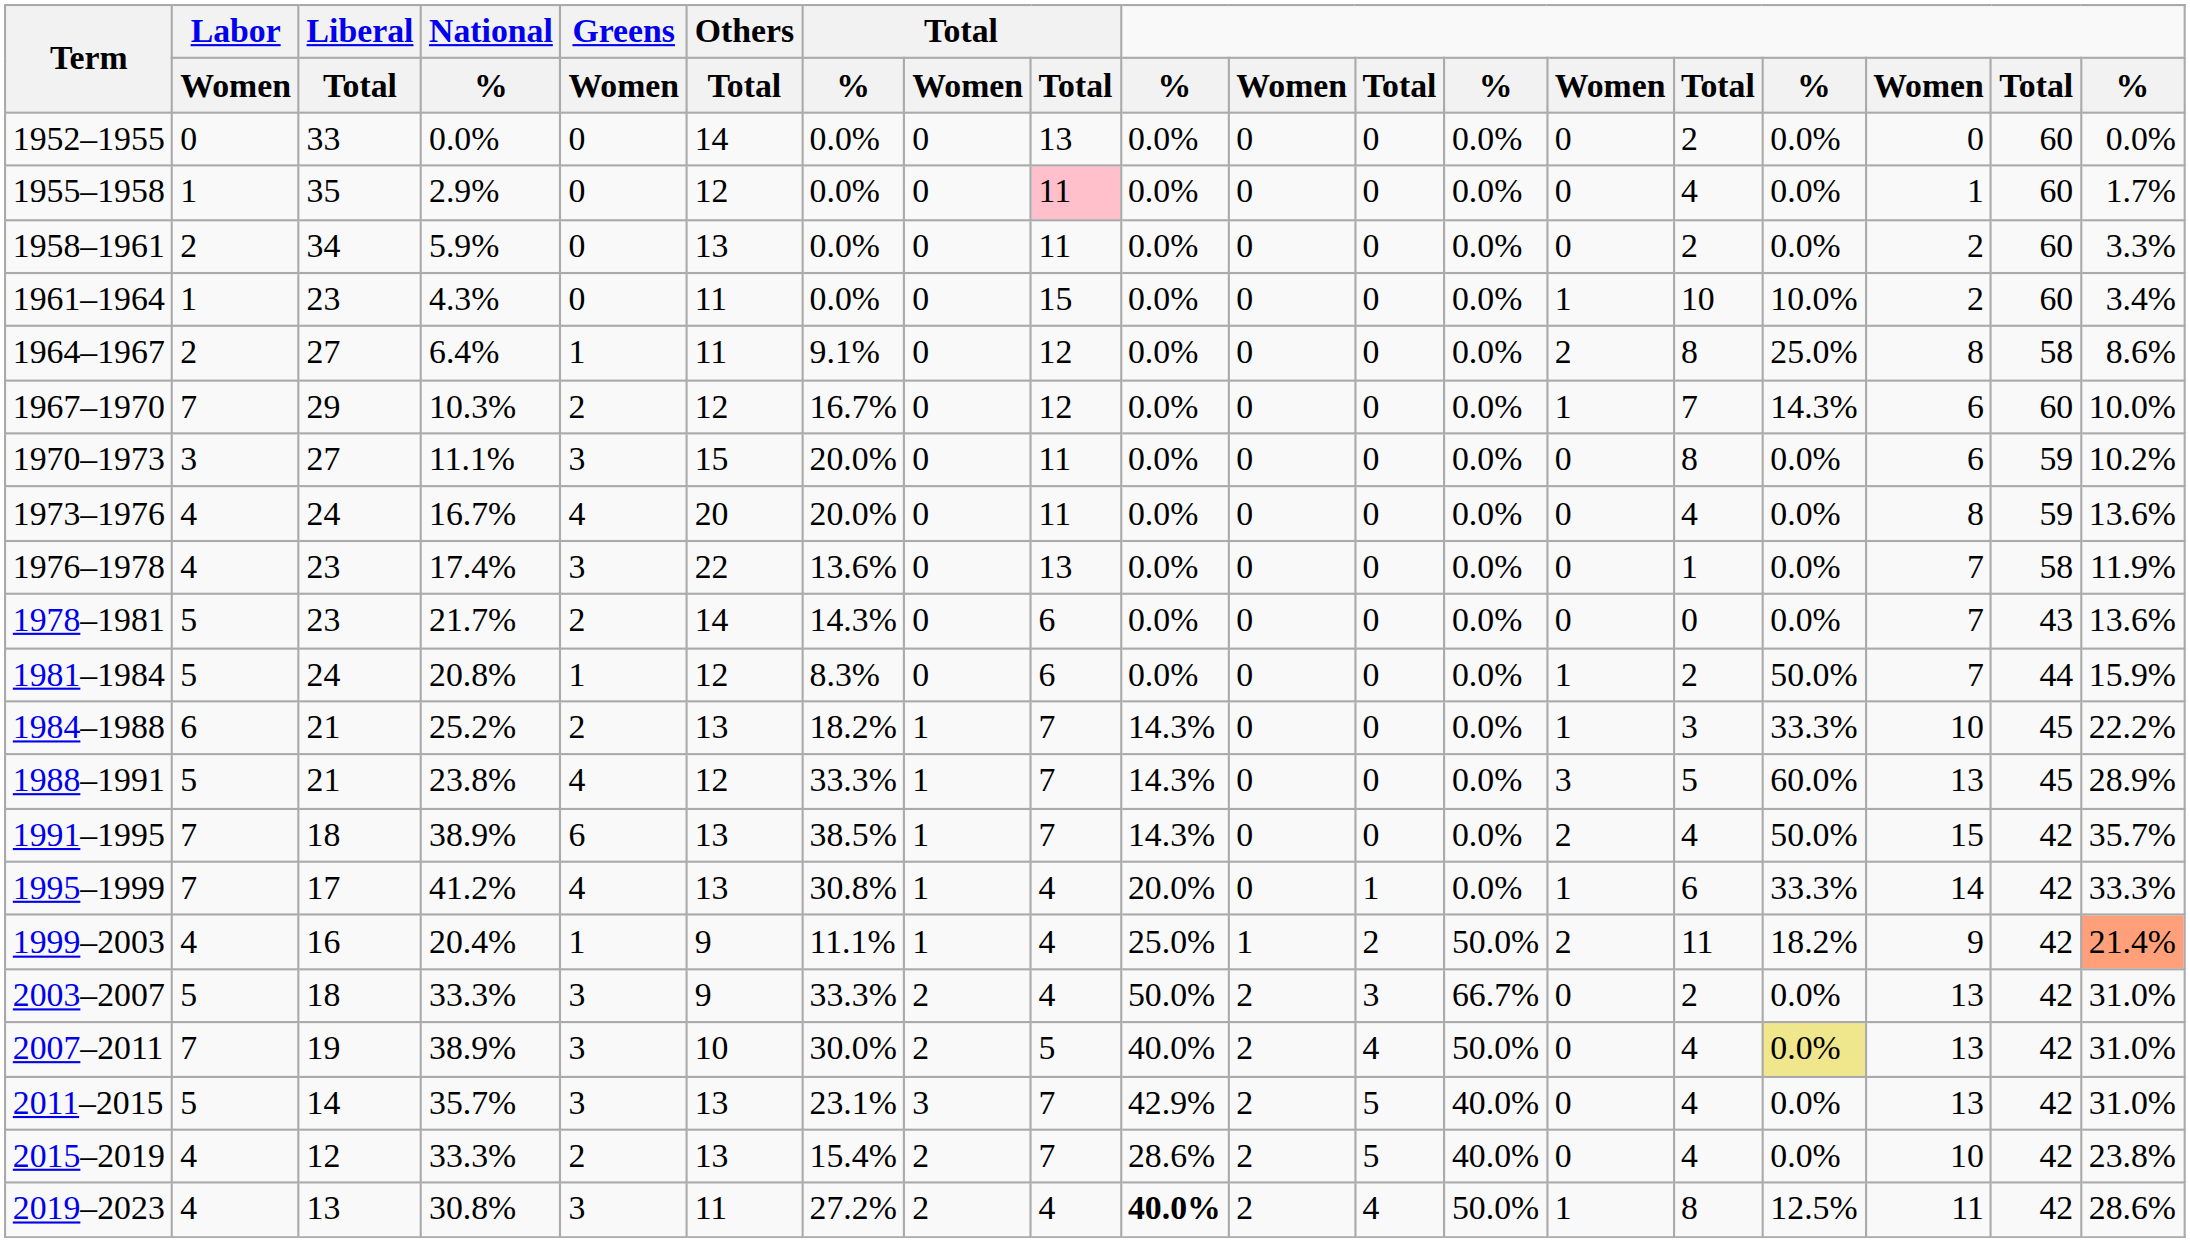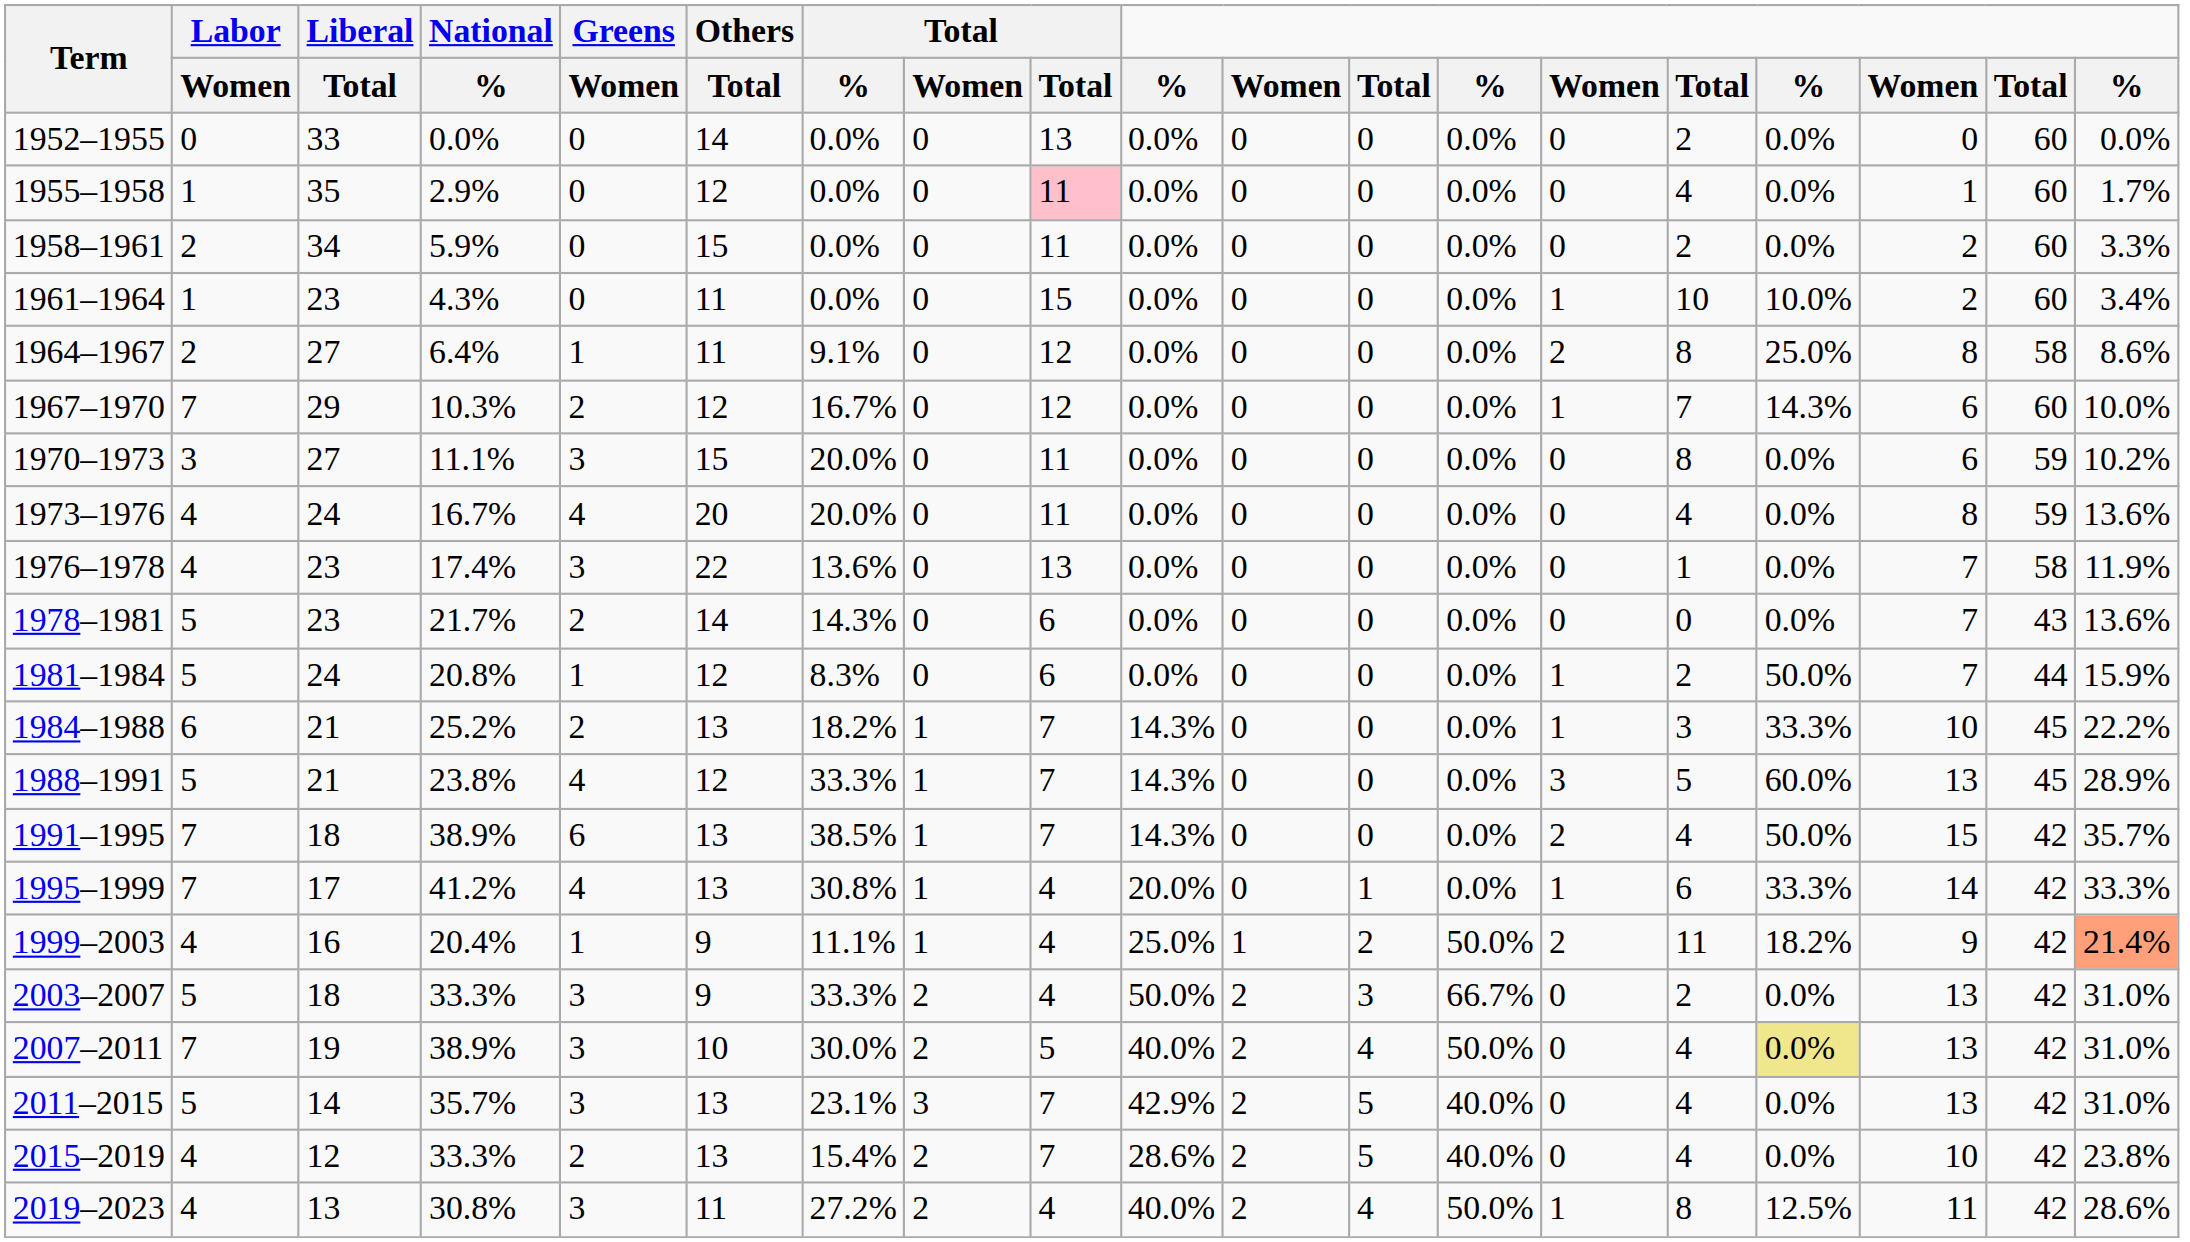(712, 245) 13 -> (712, 245) 15
(1174, 1209) bold -> (1172, 1209) normal
